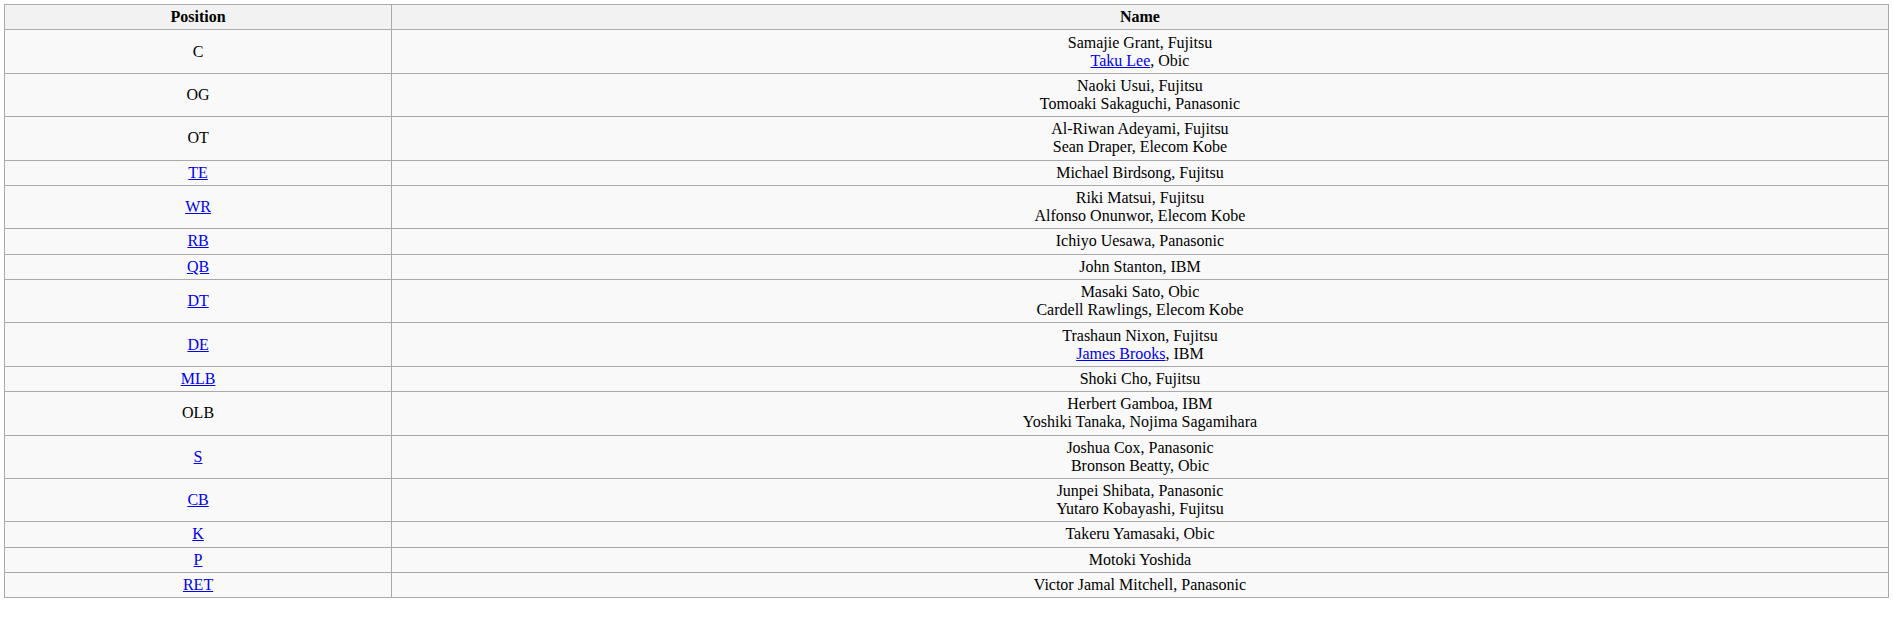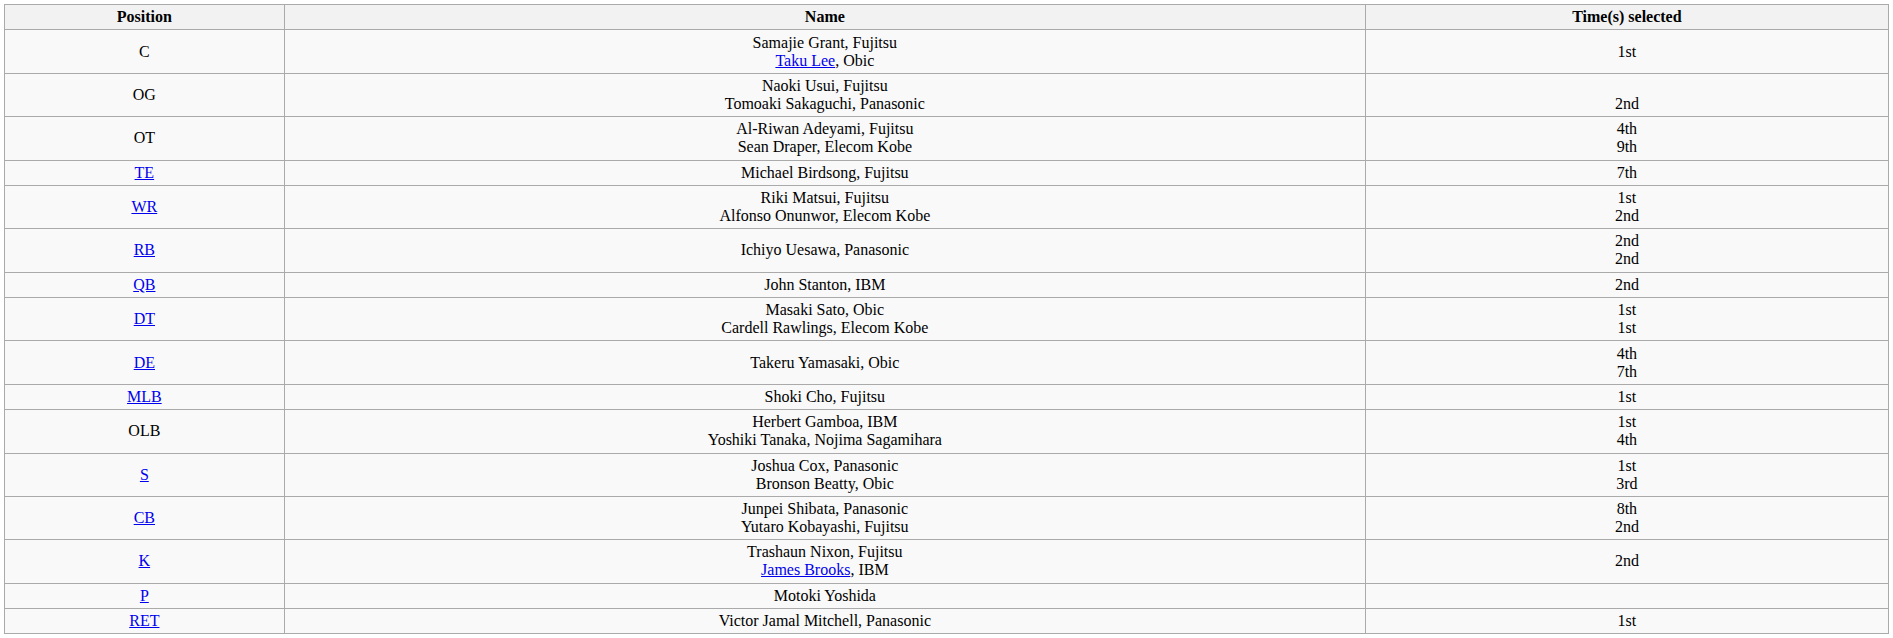+ column: (1627, 17)
(1140, 344) Trashaun Nixon, Fujitsu James Brooks, IBM -> (825, 362) Takeru Yamasaki, Obic
(1140, 534) Takeru Yamasaki, Obic -> (825, 561) Trashaun Nixon, Fujitsu James Brooks, IBM
